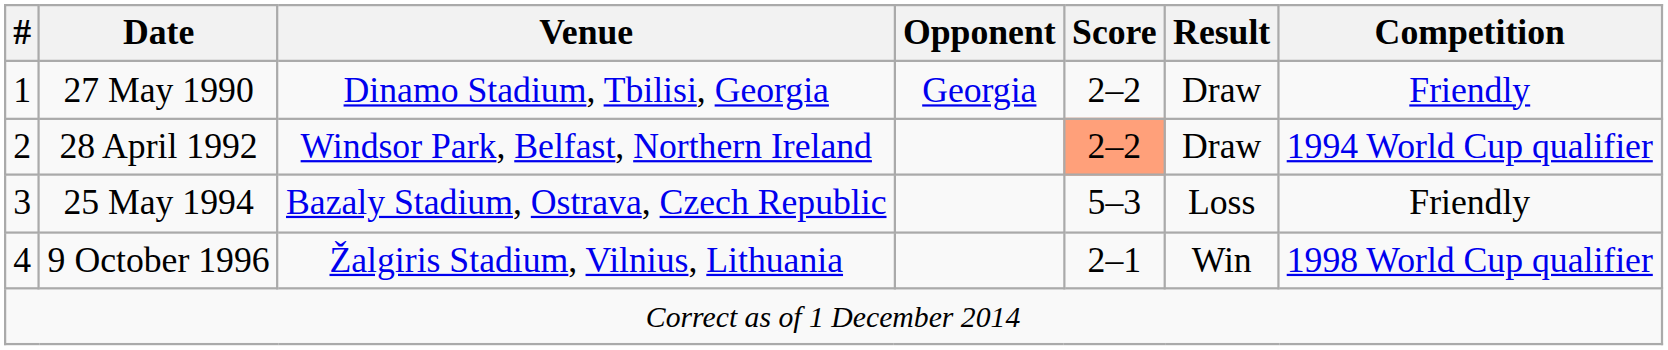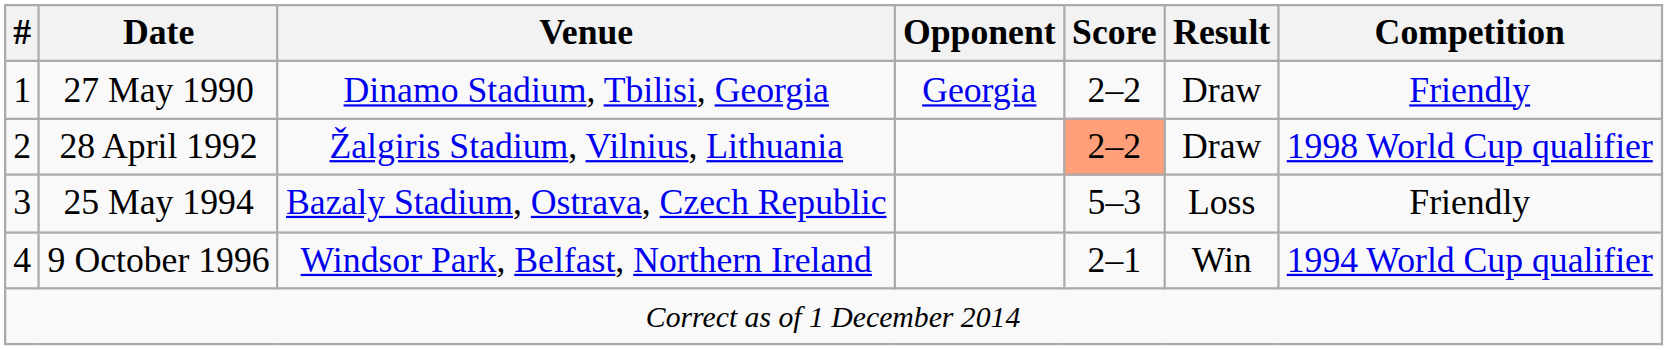(586, 145) Windsor Park, Belfast, Northern Ireland -> (586, 145) Žalgiris Stadium, Vilnius, Lithuania
(1470, 145) 1994 World Cup qualifier -> (1470, 145) 1998 World Cup qualifier
(586, 259) Žalgiris Stadium, Vilnius, Lithuania -> (586, 259) Windsor Park, Belfast, Northern Ireland
(1470, 259) 1998 World Cup qualifier -> (1470, 259) 1994 World Cup qualifier
